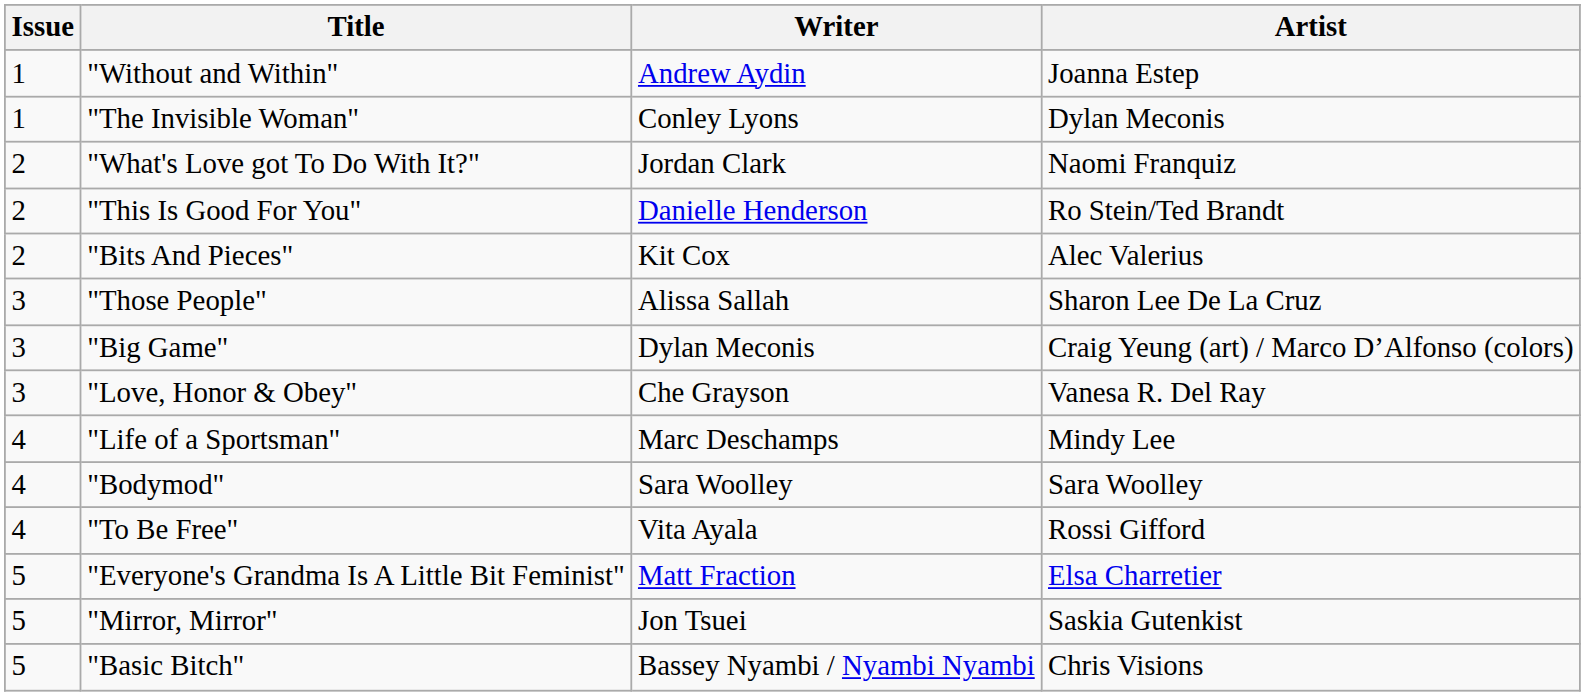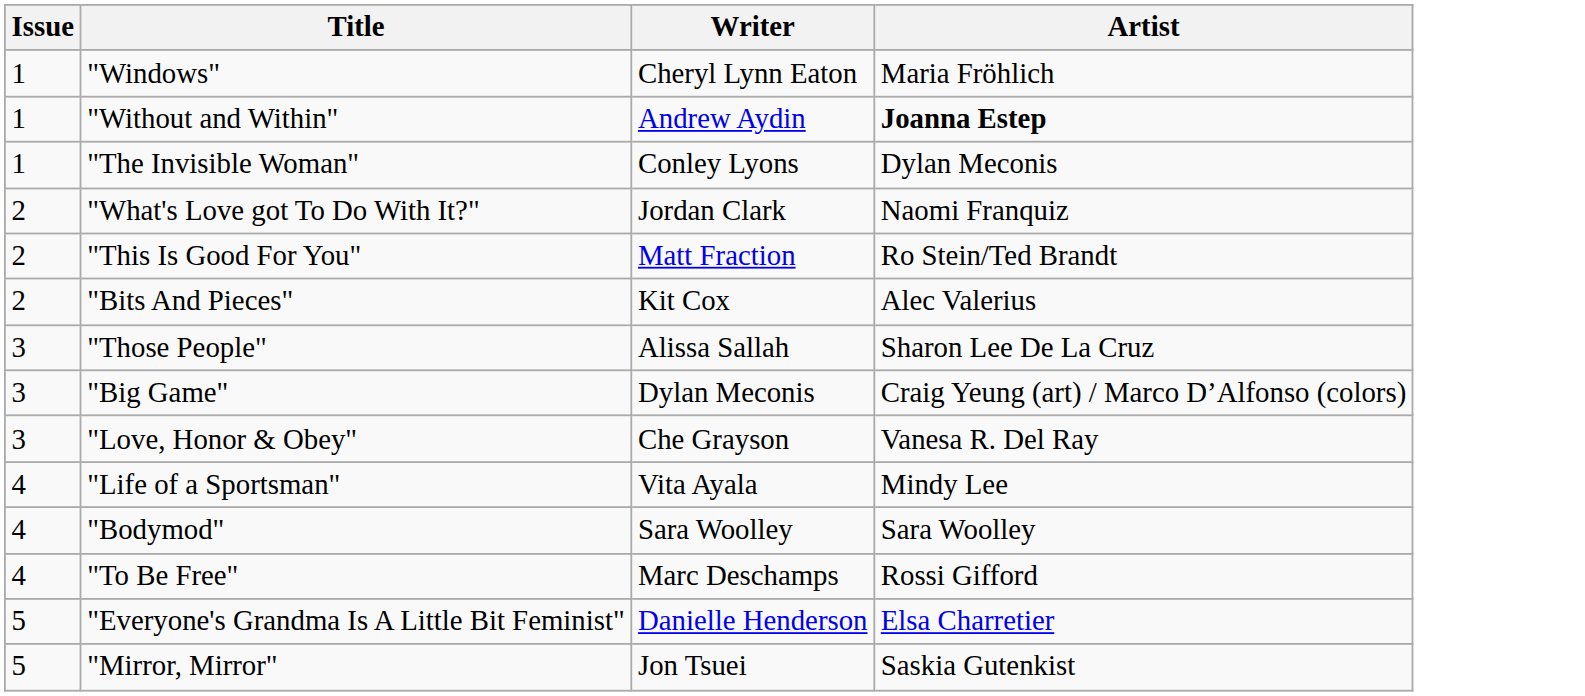+ row: (154, 73)
(1124, 73) normal -> (964, 118) bold
(753, 210) Danielle Henderson -> (717, 255) Matt Fraction
(738, 438) Marc Deschamps -> (698, 484) Vita Ayala
(698, 529) Vita Ayala -> (738, 575) Marc Deschamps
(717, 575) Matt Fraction -> (753, 621) Danielle Henderson
- row: (166, 666)
